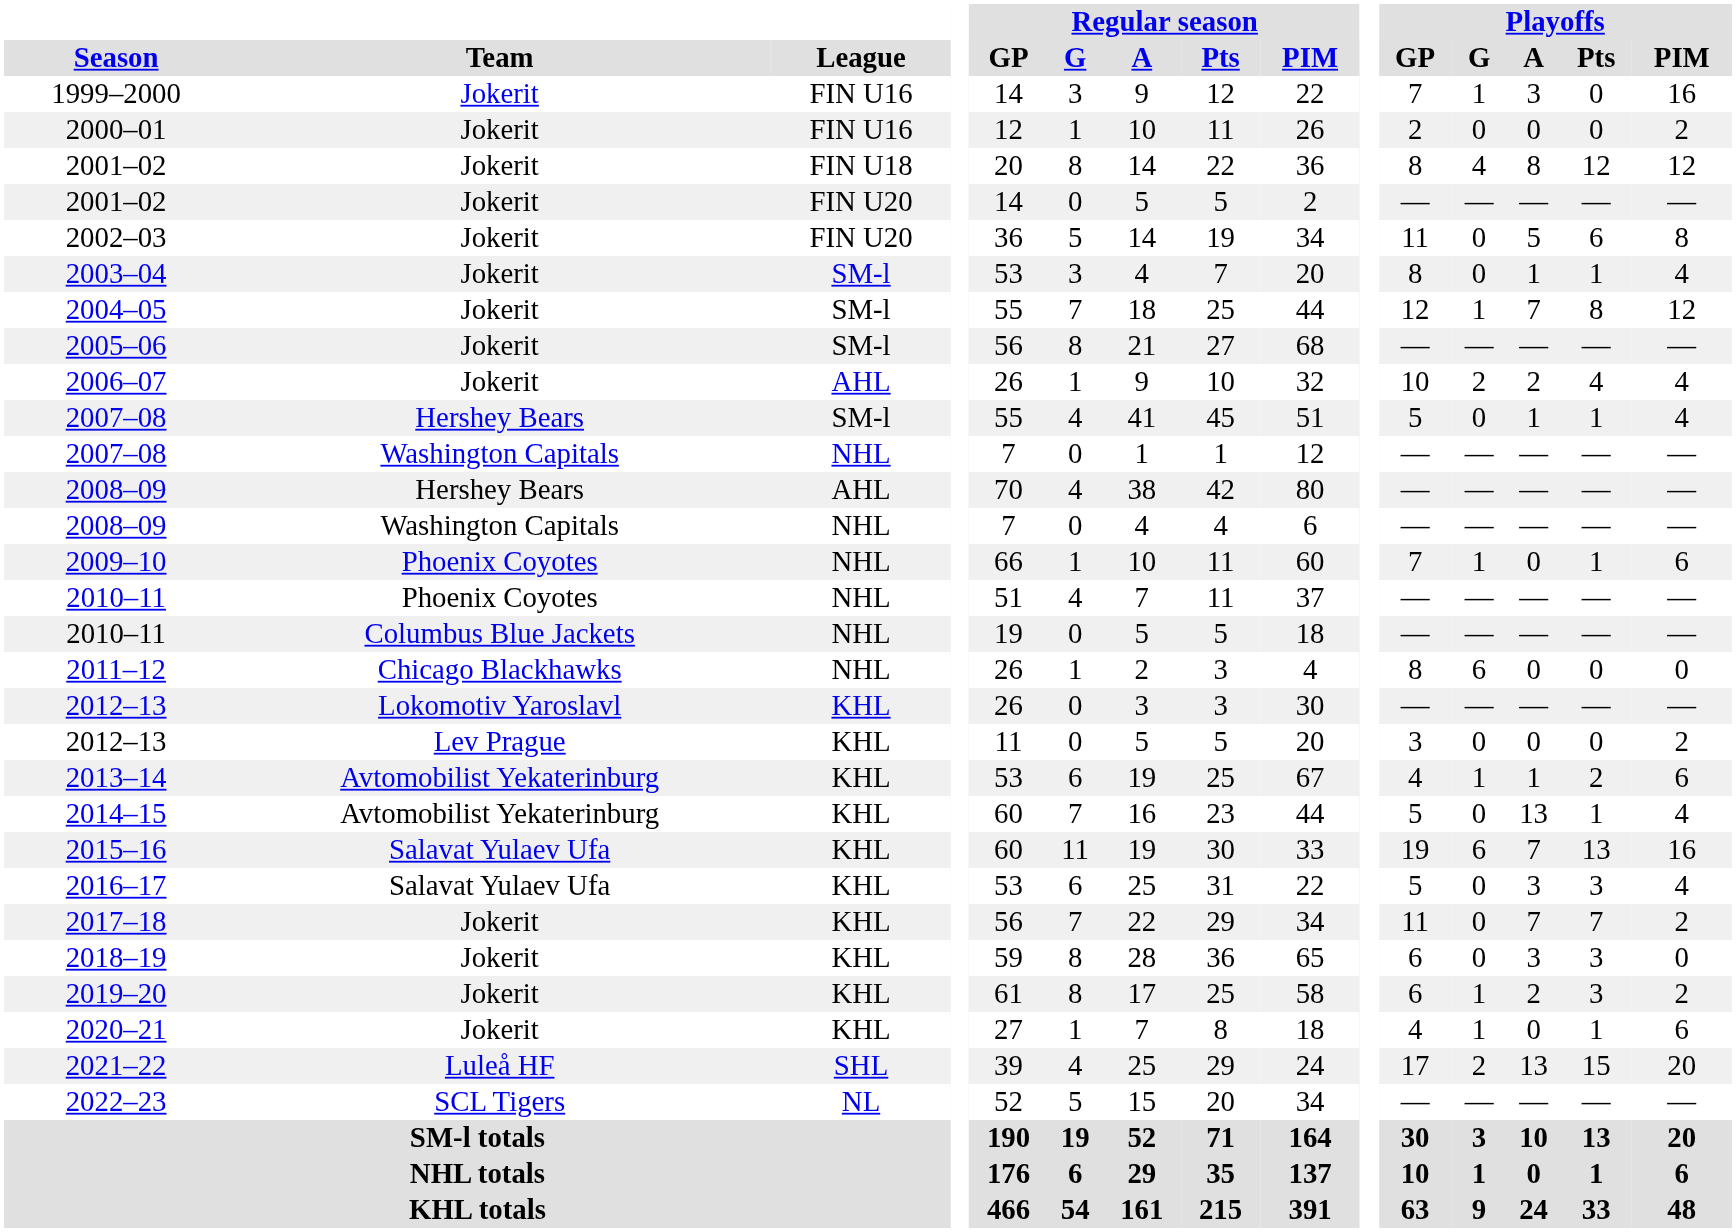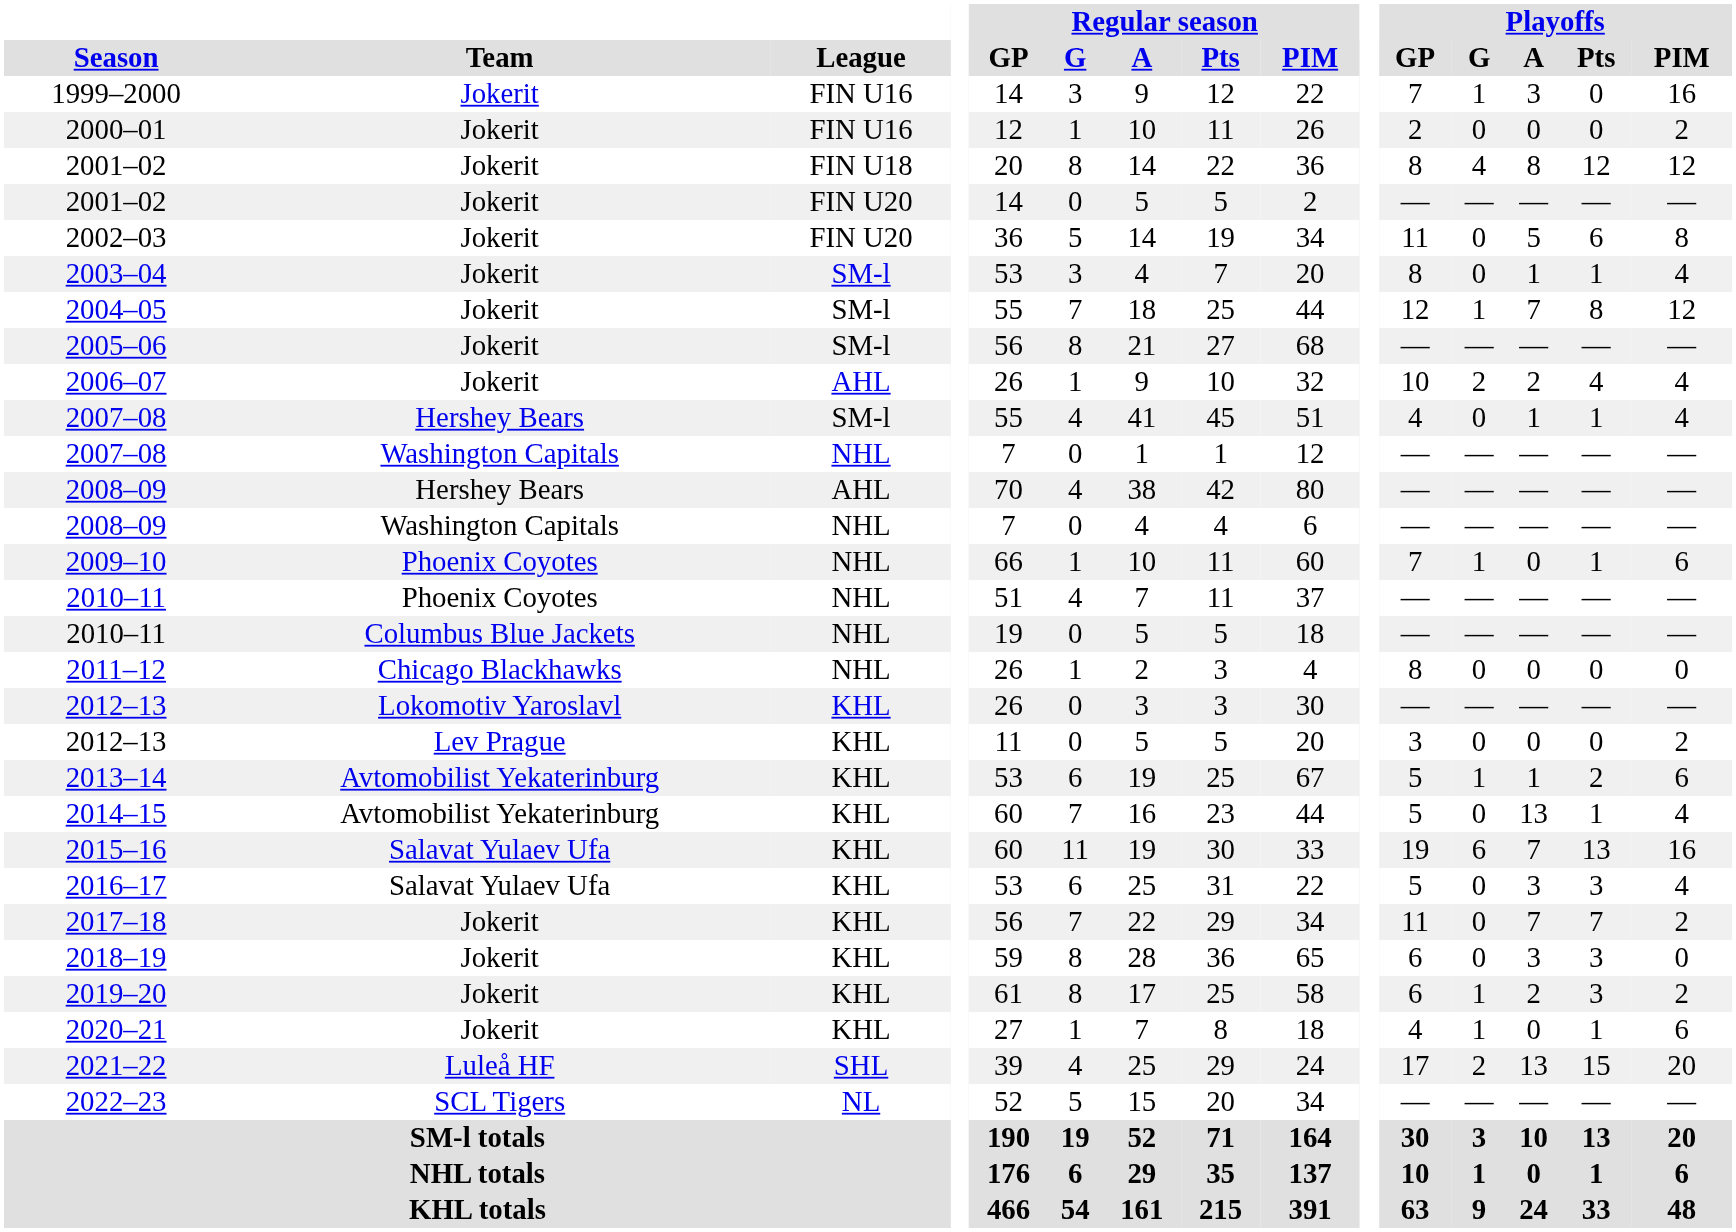(1415, 417) 5 -> (1415, 417) 4
(1479, 669) 6 -> (1479, 669) 0
(1415, 777) 4 -> (1415, 777) 5
